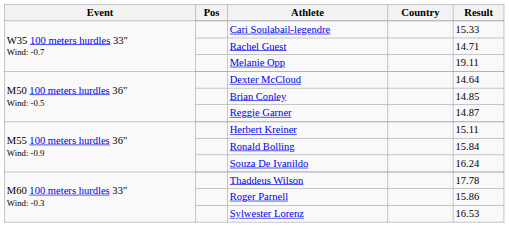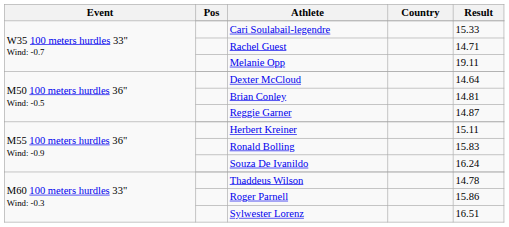(467, 96) 14.85 -> (467, 96) 14.81
(467, 146) 15.84 -> (467, 146) 15.83
(467, 180) 17.78 -> (467, 180) 14.78
(467, 213) 16.53 -> (467, 213) 16.51
